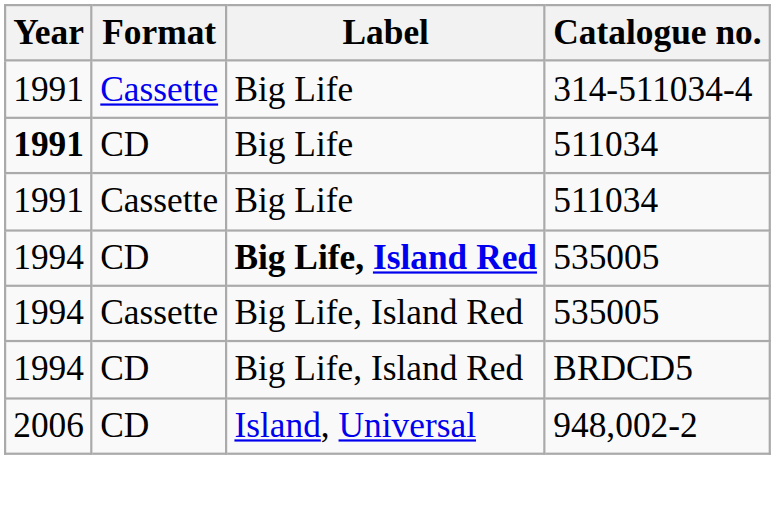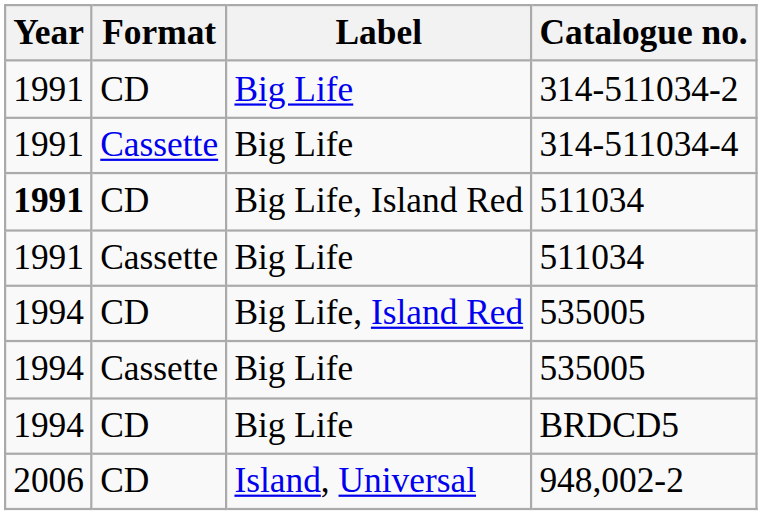+ row: (125, 88)
(294, 144) Big Life -> (379, 200) Big Life, Island Red
(386, 256) bold -> (379, 312) normal
(379, 312) Big Life, Island Red -> (294, 369) Big Life
(379, 369) Big Life, Island Red -> (294, 425) Big Life
